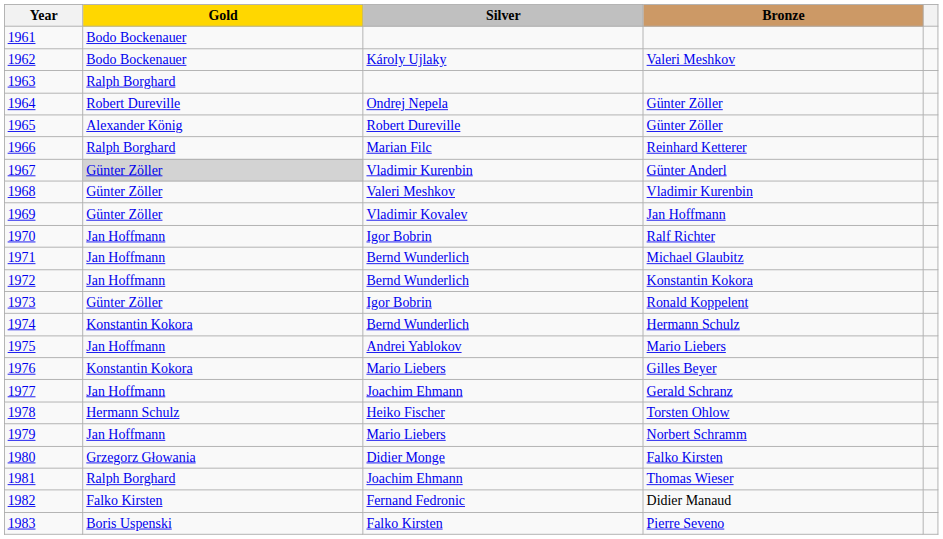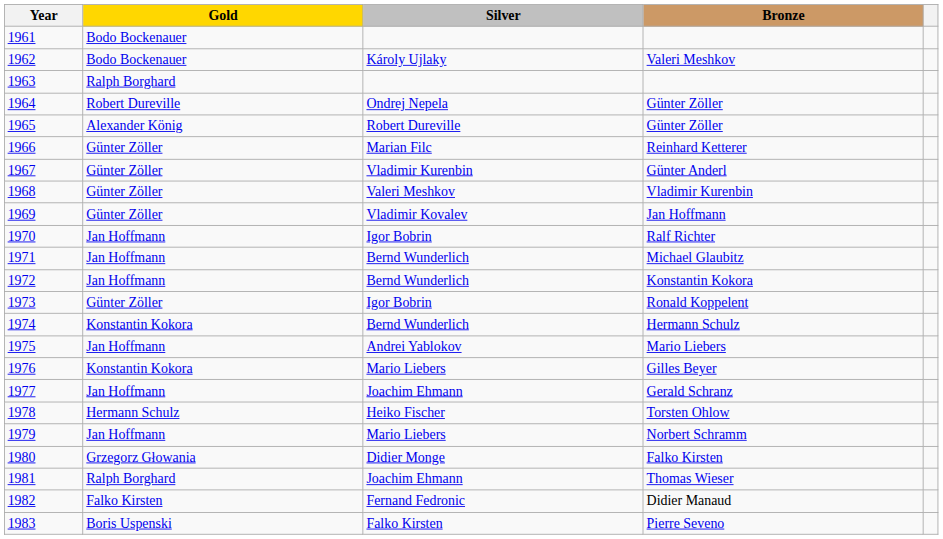(131, 147) Ralph Borghard -> (124, 147) Günter Zöller
(124, 170) lightgrey background -> (124, 170) no background
